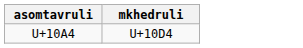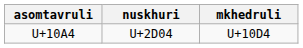+ column: (151, 14)
